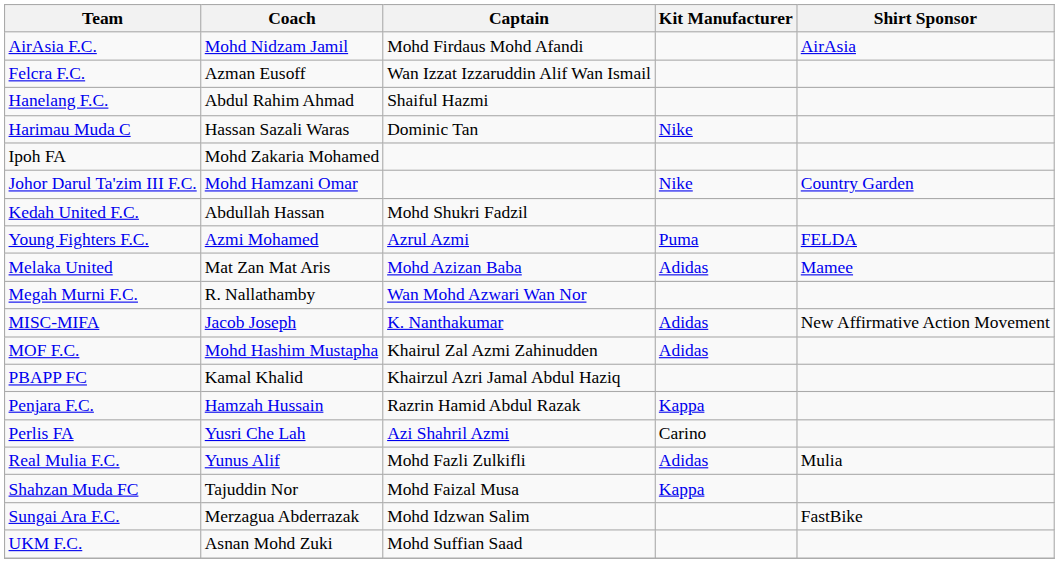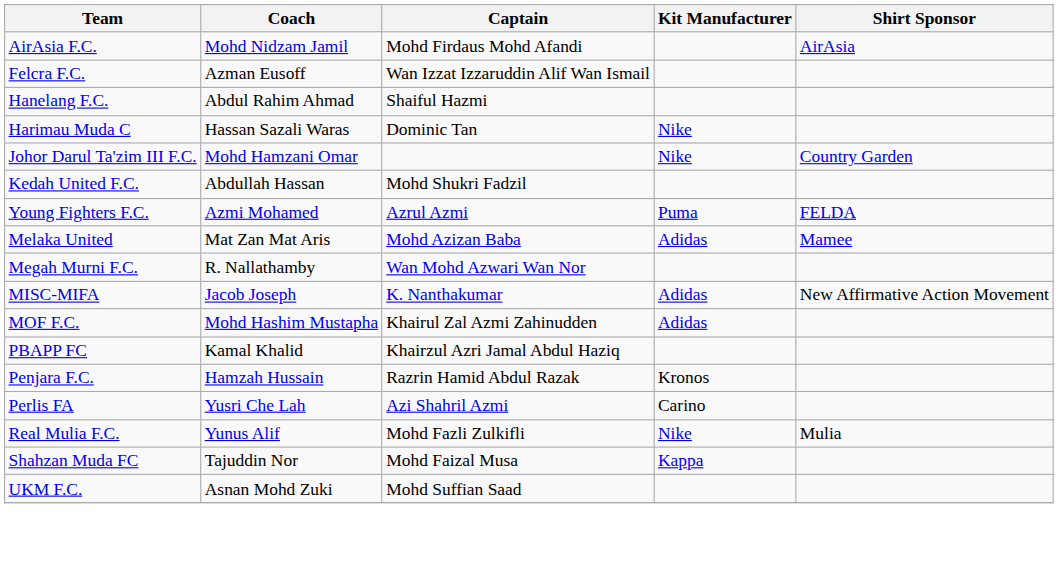- row: (37, 156)
(682, 405) Kappa -> (684, 377) Kronos
(684, 460) Adidas -> (675, 433) Nike
- row: (64, 516)
